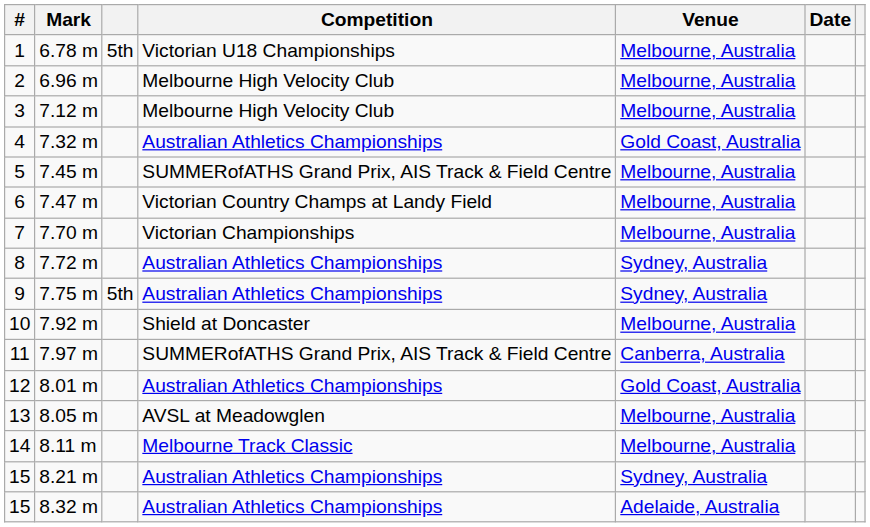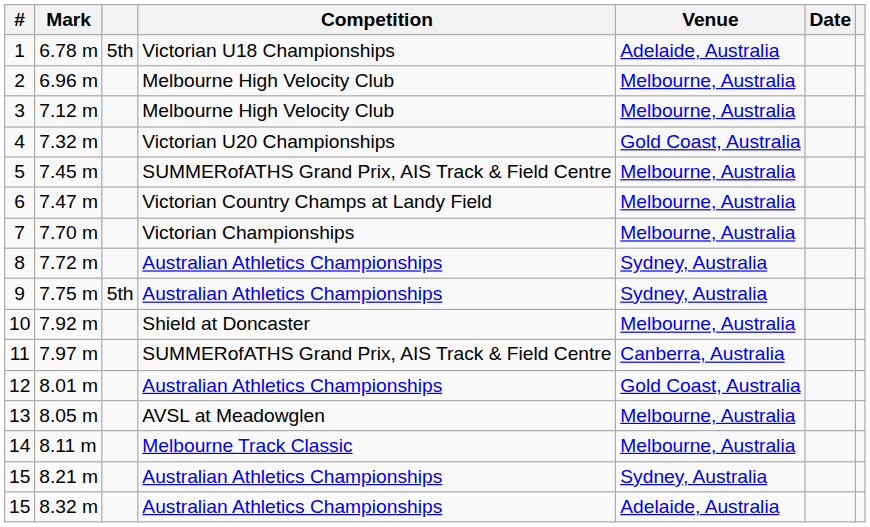(708, 50) Melbourne, Australia -> (700, 50) Adelaide, Australia
(292, 141) Australian Athletics Championships -> (269, 141) Victorian U20 Championships
